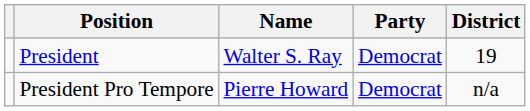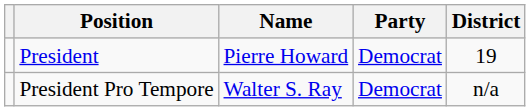(283, 55) Walter S. Ray -> (286, 55) Pierre Howard
(286, 88) Pierre Howard -> (283, 88) Walter S. Ray
